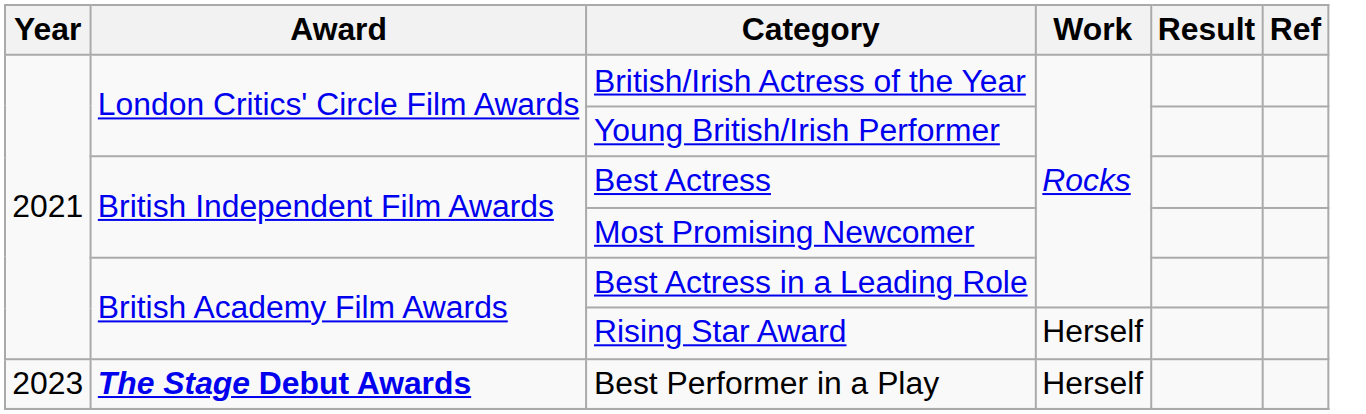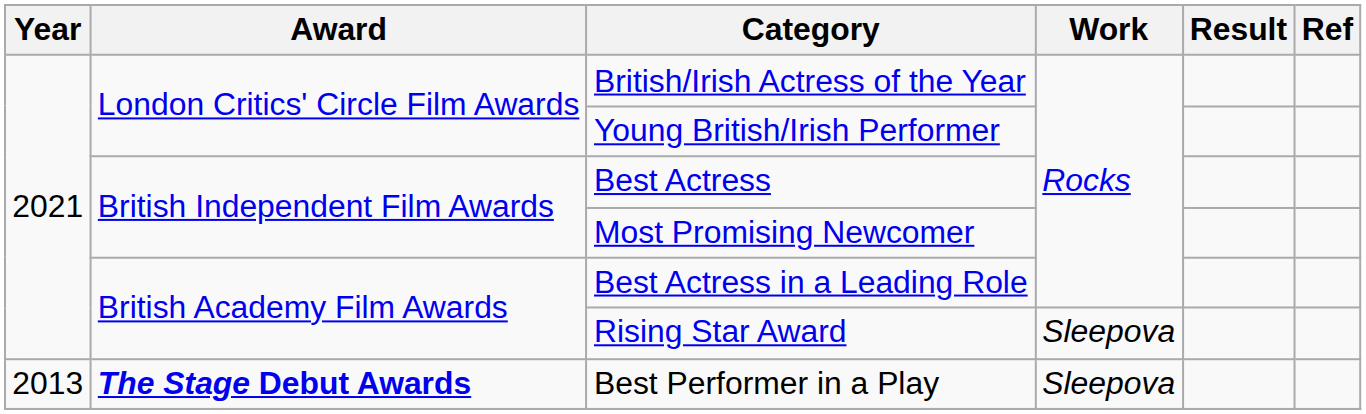(1093, 332) Herself -> (1109, 332) Sleepova
(48, 383) 2023 -> (48, 383) 2013
(1093, 383) Herself -> (1109, 383) Sleepova
